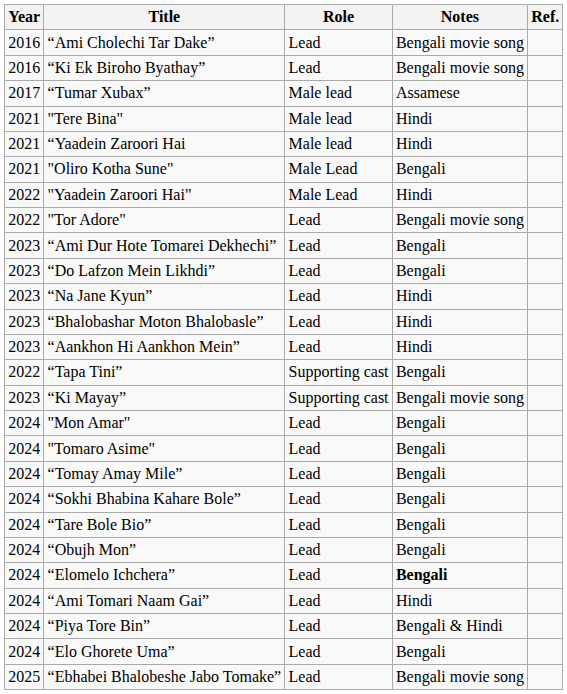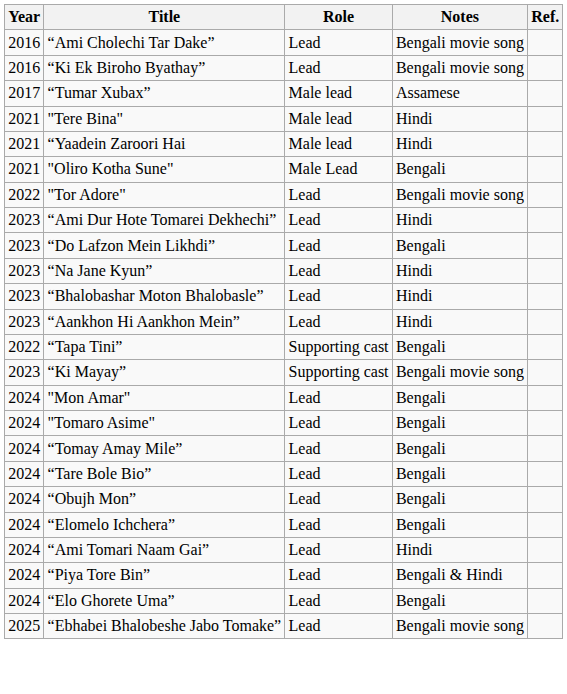- row: (119, 194)
(421, 245) Bengali -> (414, 220) Hindi
- row: (144, 499)
(422, 575) bold -> (421, 524) normal
